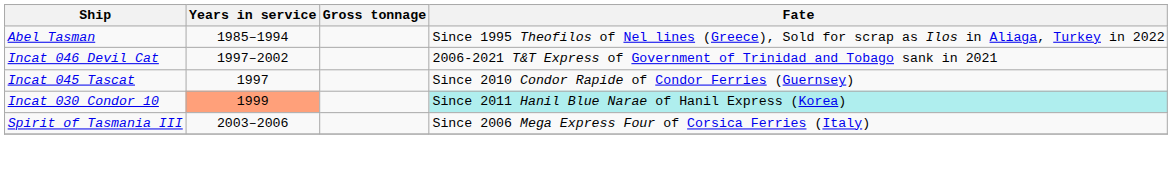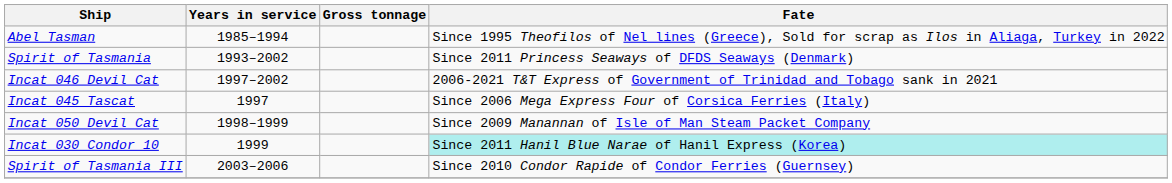+ row: (79, 59)
(643, 80) Since 2010 Condor Rapide of Condor Ferries (Guernsey) -> (651, 102) Since 2006 Mega Express Four of Corsica Ferries (Italy)
+ row: (83, 123)
(253, 102) lightsalmon background -> (253, 145) no background
(651, 123) Since 2006 Mega Express Four of Corsica Ferries (Italy) -> (643, 167) Since 2010 Condor Rapide of Condor Ferries (Guernsey)
